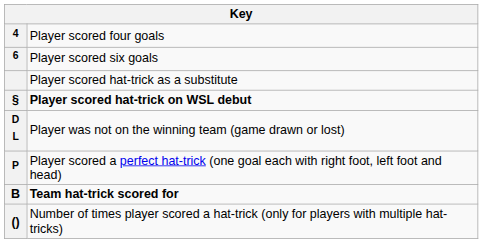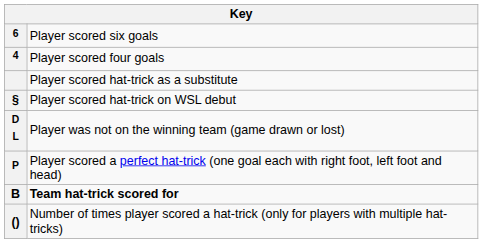rows swapped: (16, 33) <-> (16, 56)
(141, 100) bold -> (133, 100) normal
